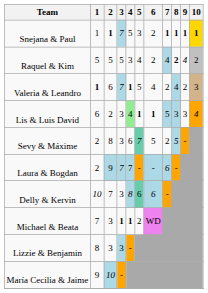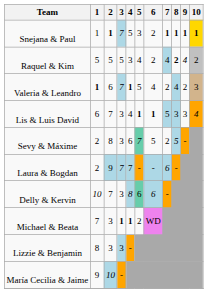(110, 114) 2 -> (110, 114) 7
(130, 114) lightgreen background -> (130, 114) no background
